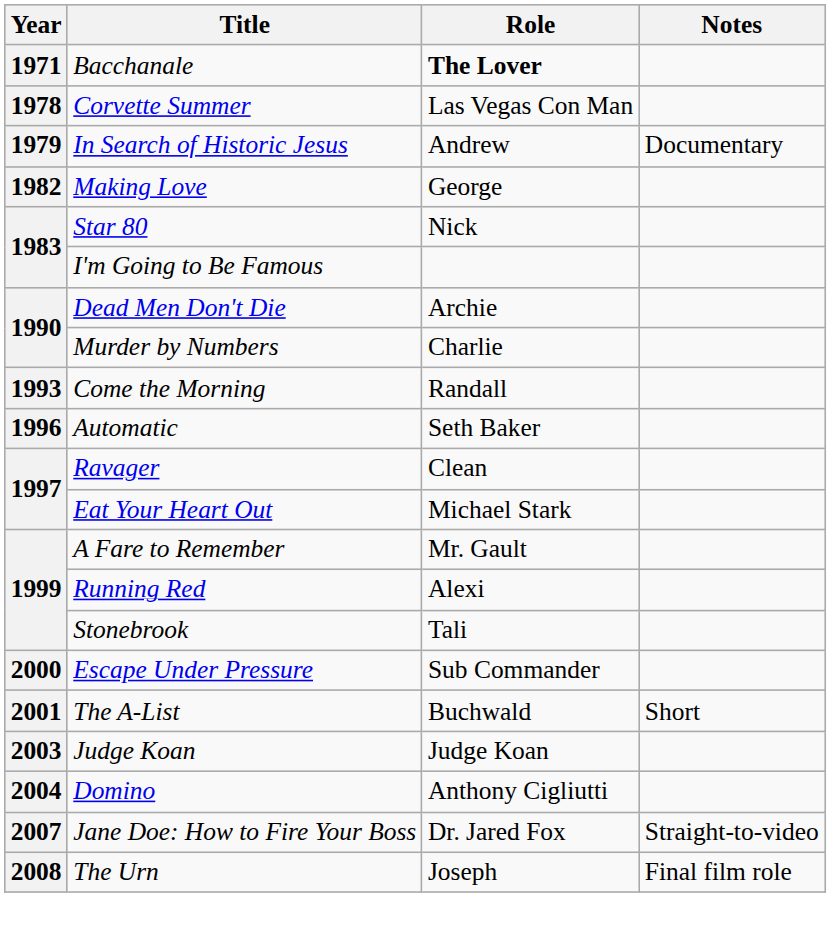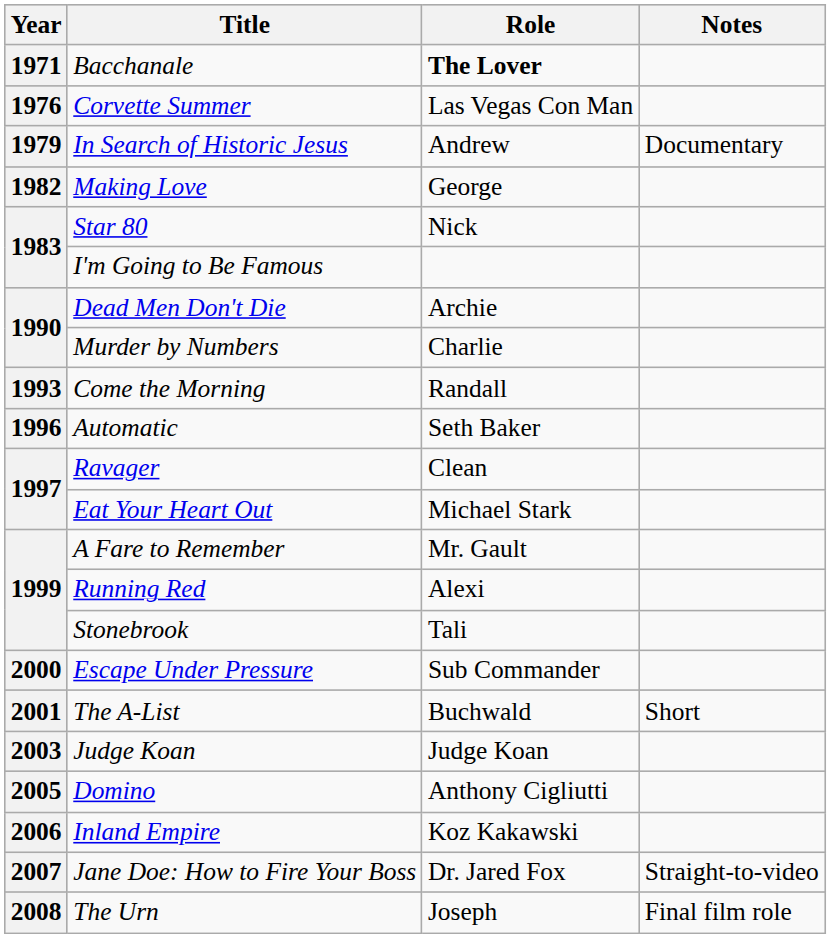(36, 105) 1978 -> (36, 105) 1976
(36, 791) 2004 -> (36, 791) 2005
+ row: (147, 831)
